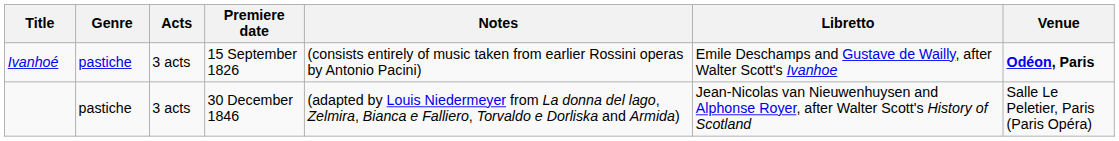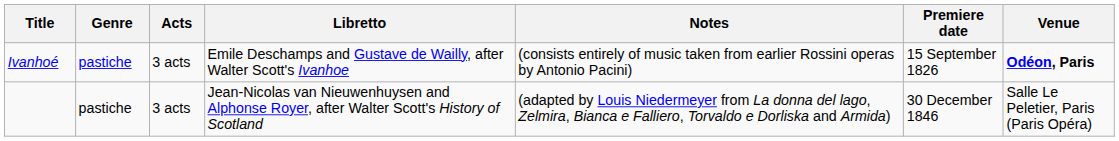columns swapped: (848, 23) <-> (254, 23)
